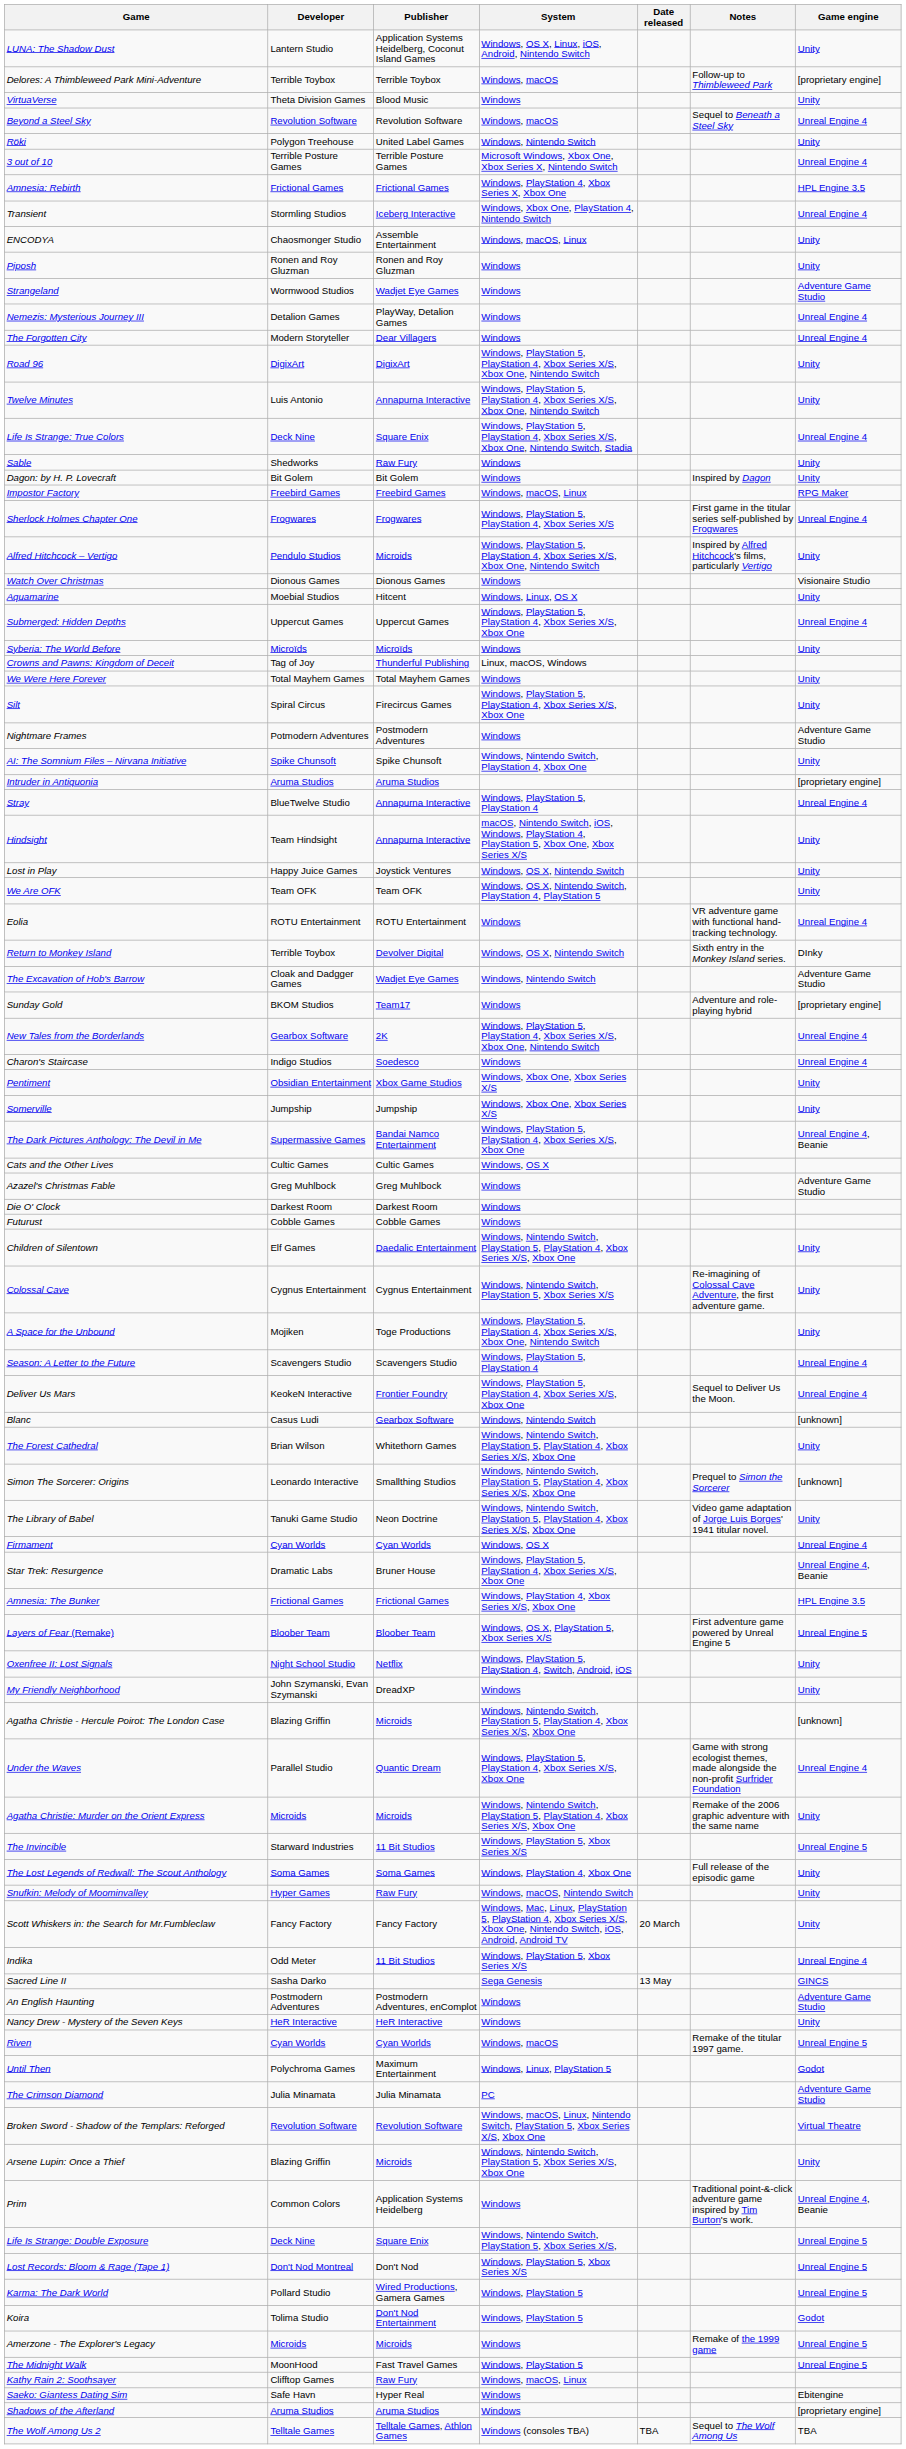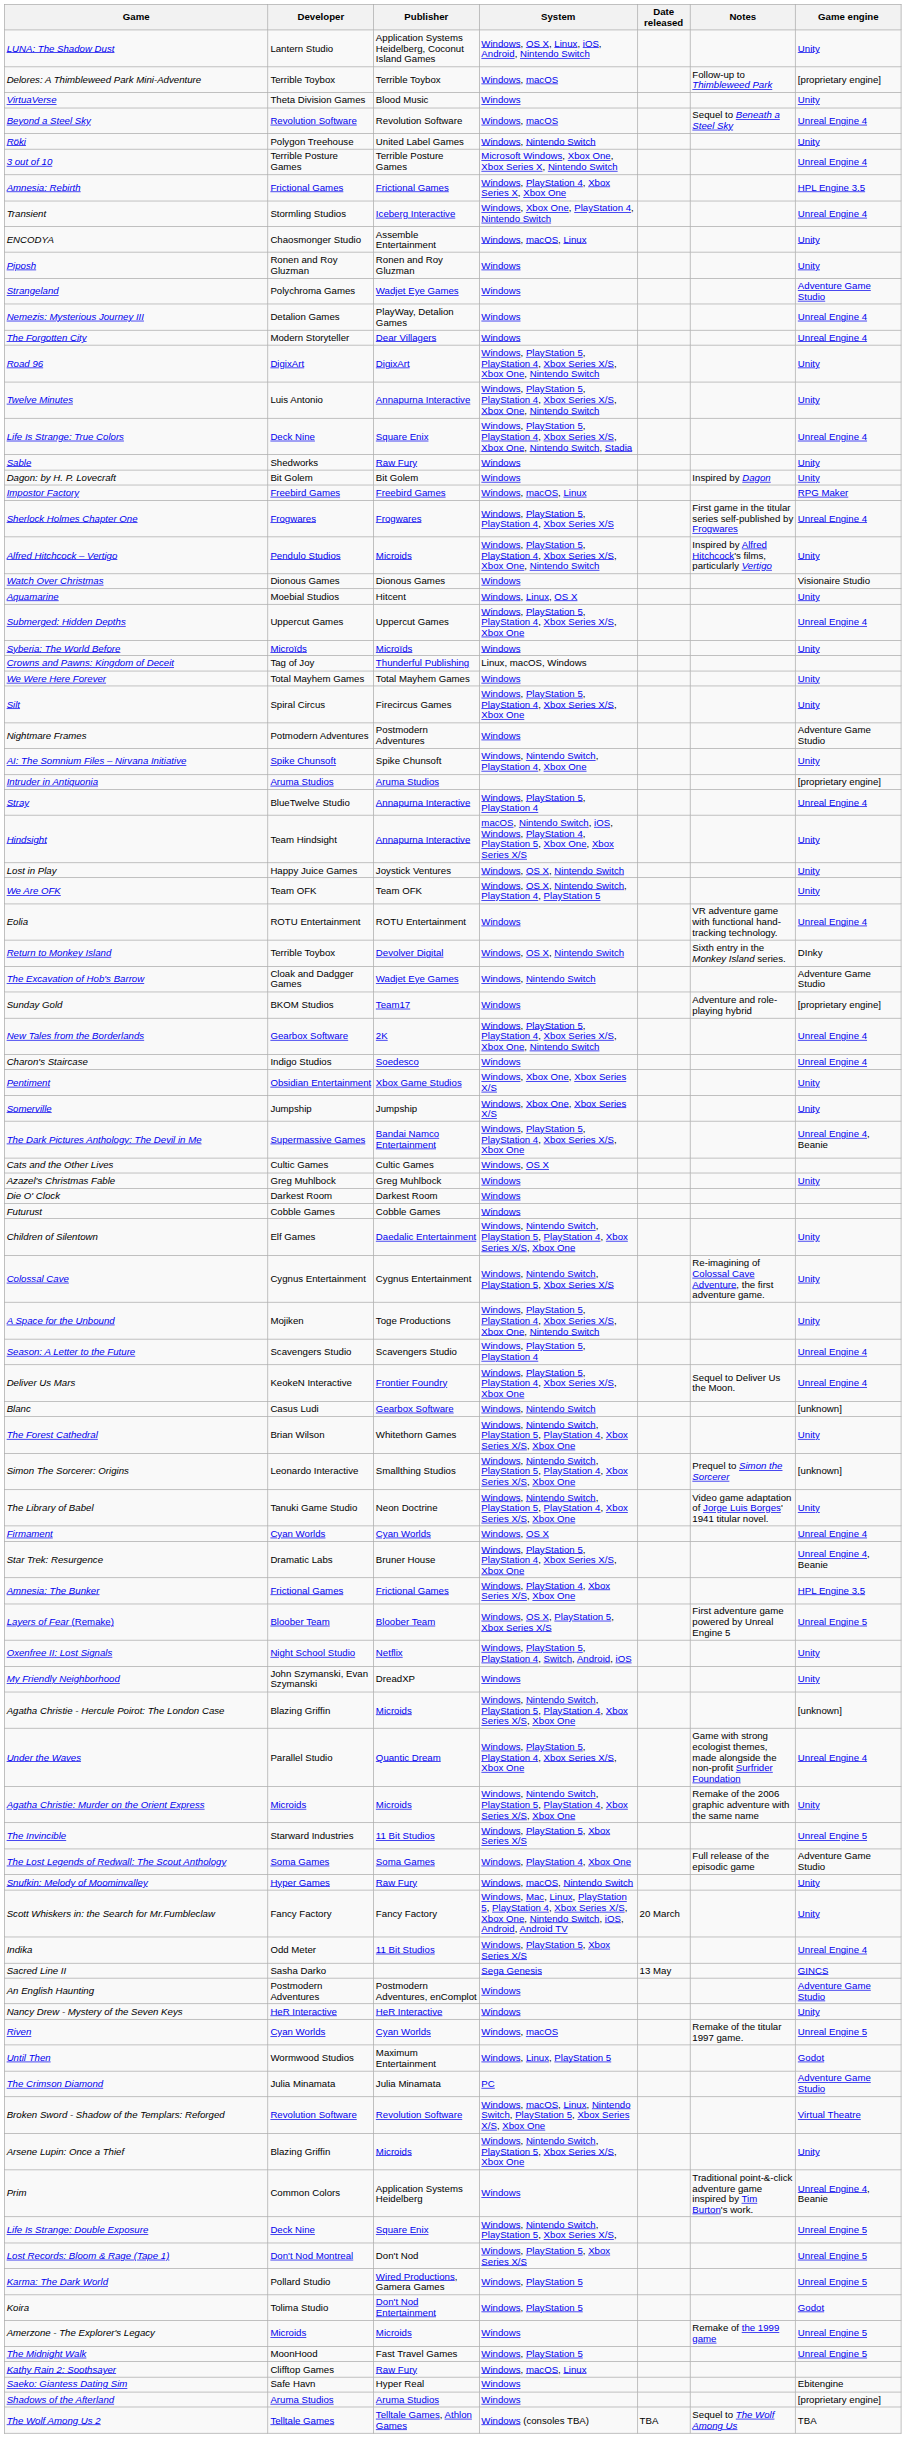(312, 291) Wormwood Studios -> (313, 291) Polychroma Games
(834, 1186) Adventure Game Studio -> (809, 1180) Unity
(809, 1872) Unity -> (834, 1861) Adventure Game Studio
(313, 2068) Polychroma Games -> (312, 2058) Wormwood Studios
